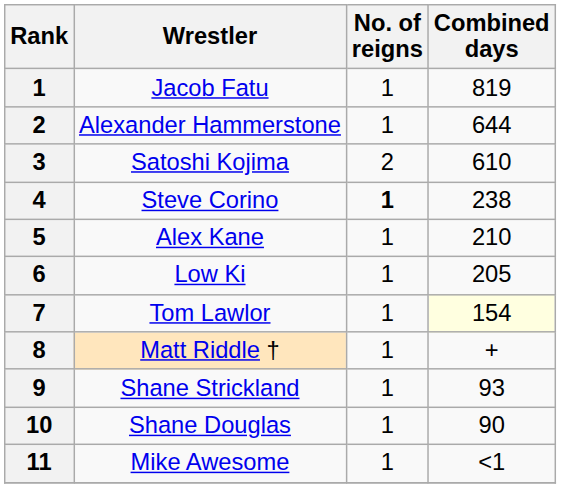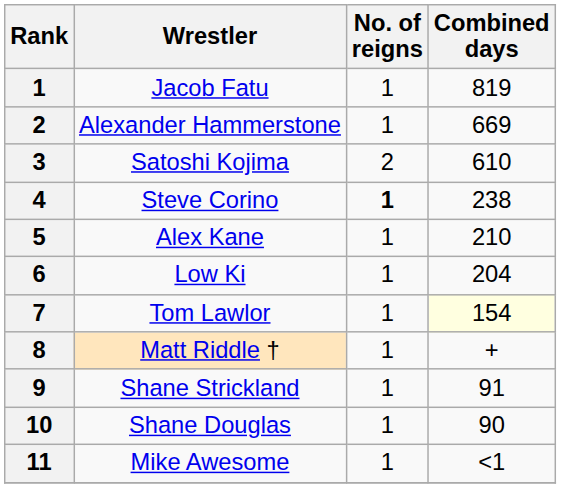(492, 125) 644 -> (492, 125) 669
(492, 275) 205 -> (492, 275) 204
(492, 387) 93 -> (492, 387) 91
